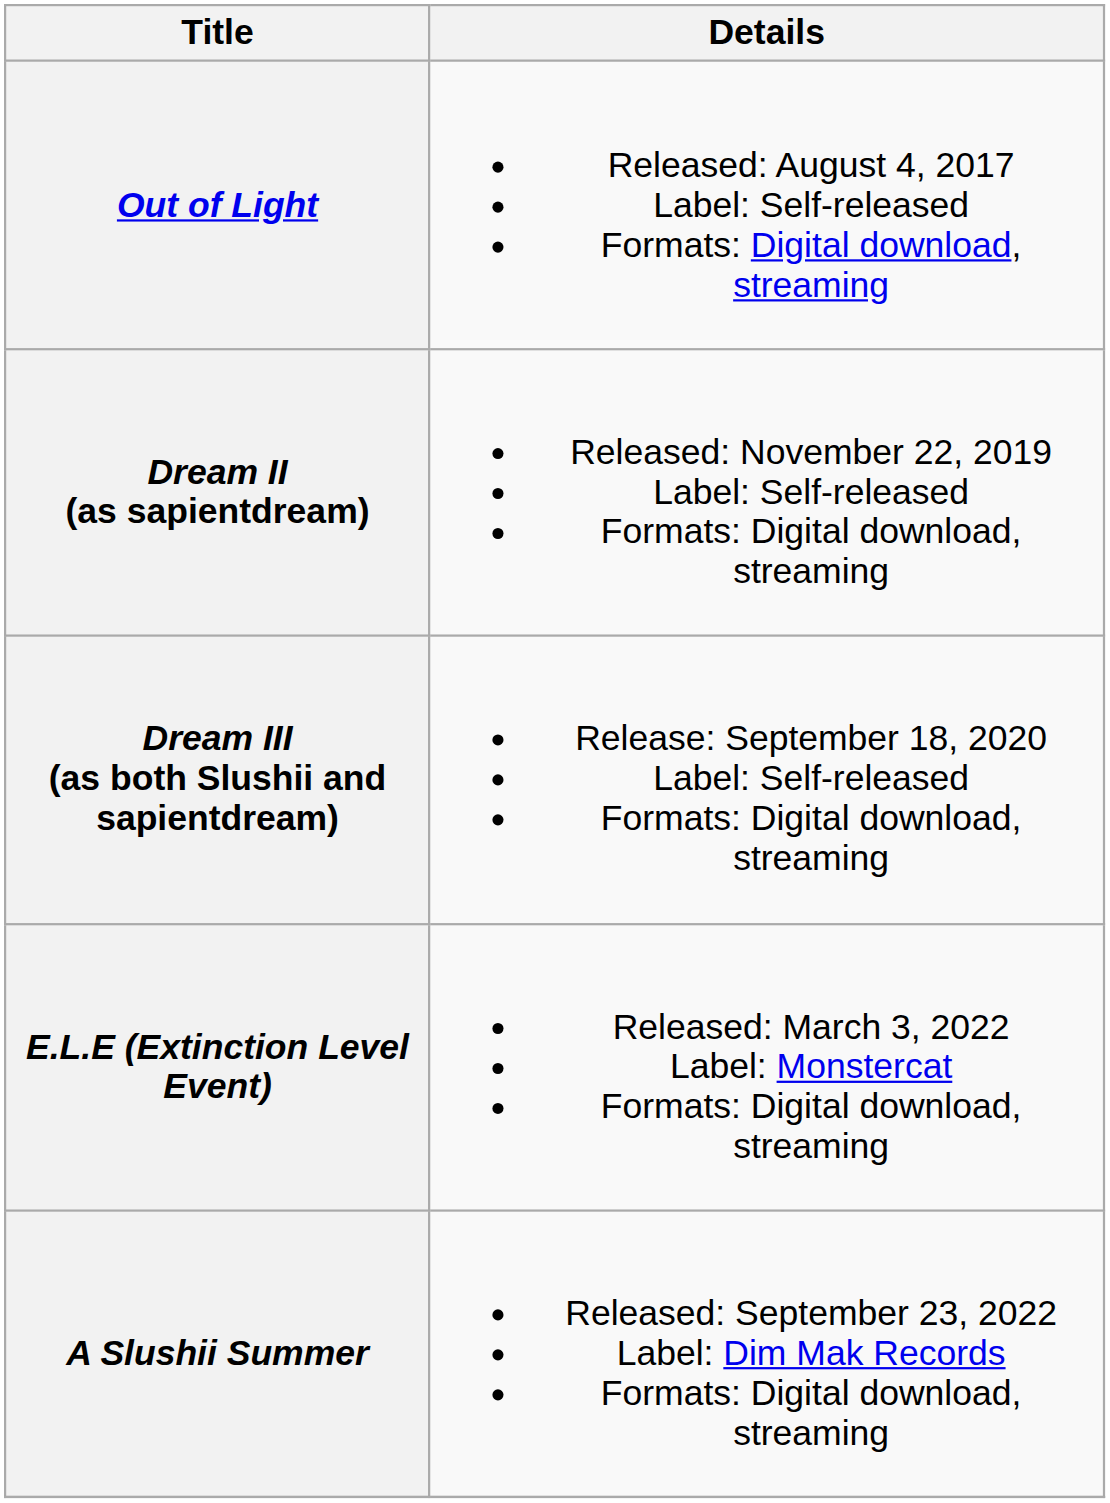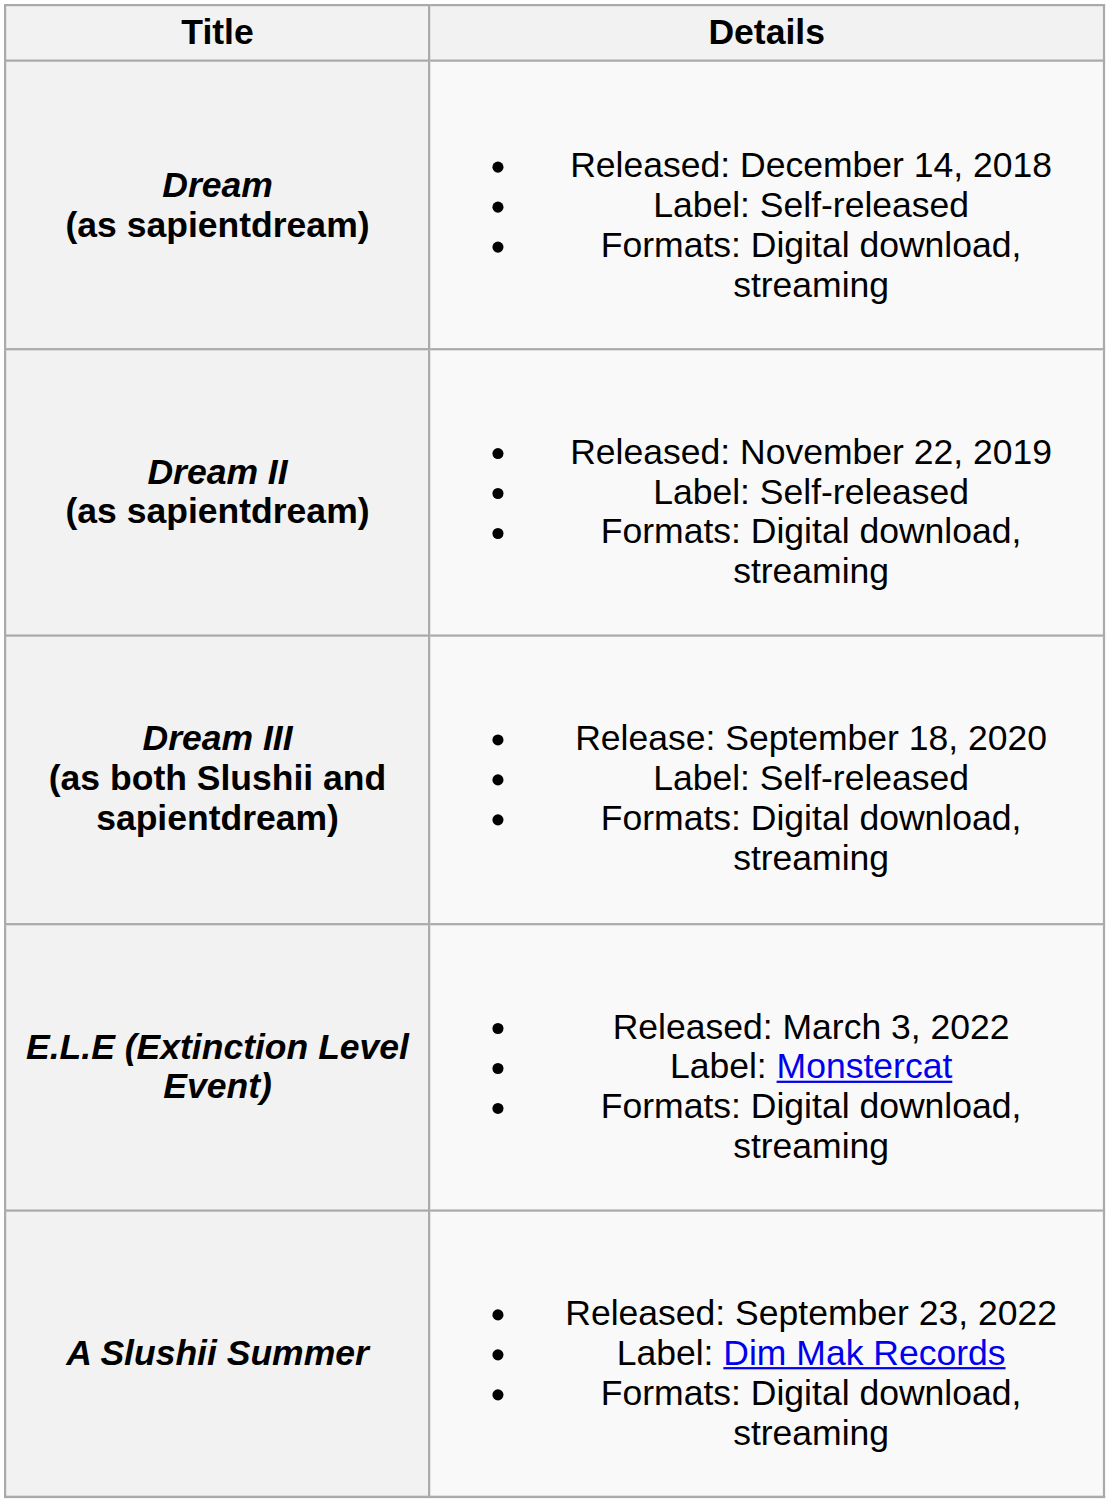- row: (218, 204)
+ row: (218, 204)
